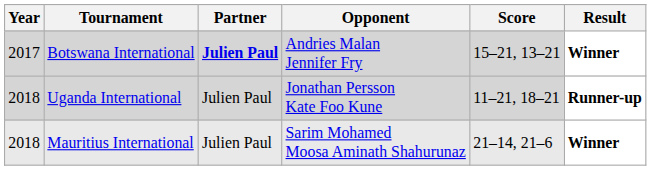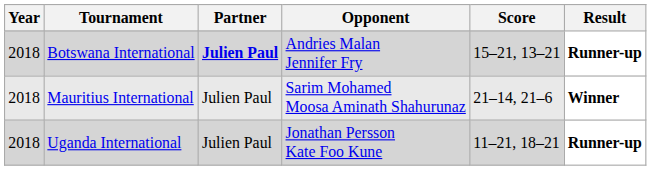(24, 53) 2017 -> (24, 53) 2018
(594, 53) Winner -> (605, 53) Runner-up
rows swapped: (114, 98) <-> (121, 143)
